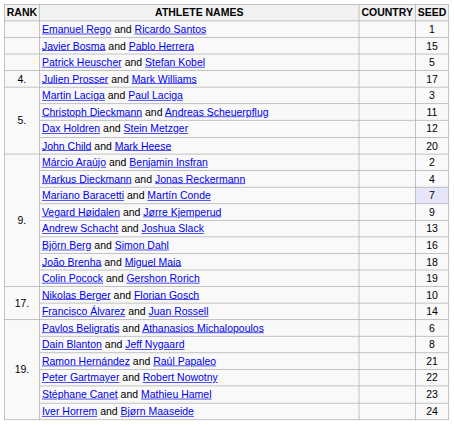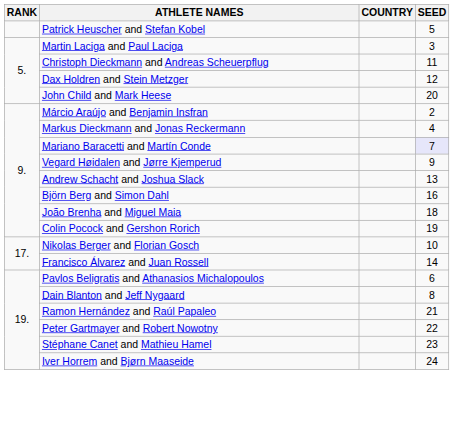- row: (124, 29)
- row: (118, 46)
- row: (119, 79)
